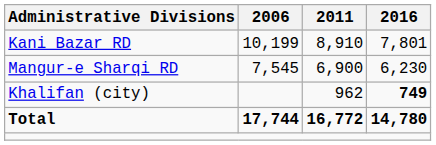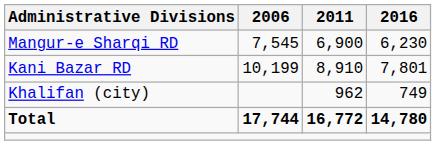rows swapped: (70, 43) <-> (93, 69)
(413, 94) bold -> (413, 94) normal
